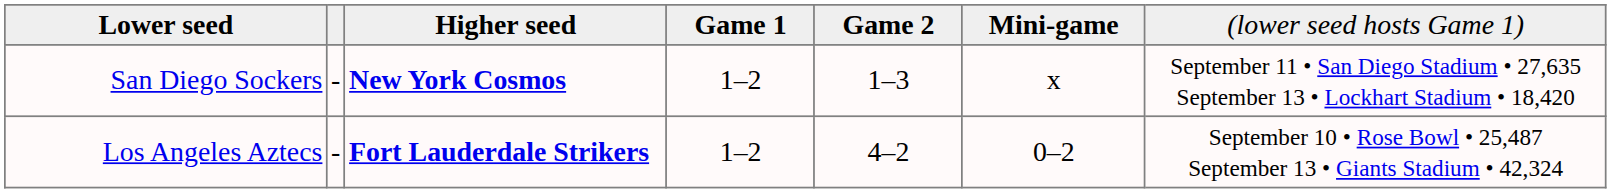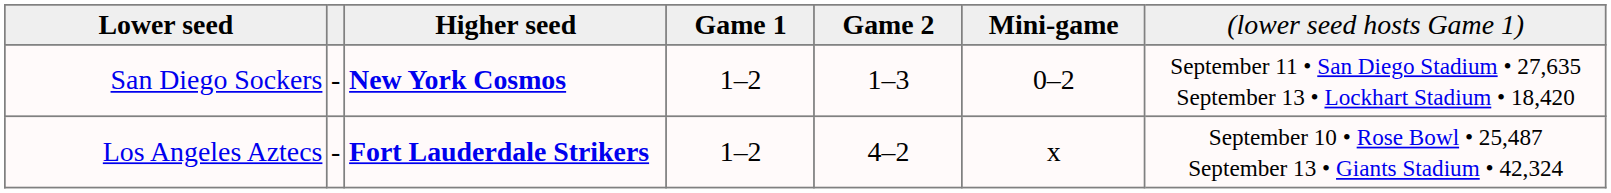(1054, 80) x -> (1054, 80) 0–2
(1054, 151) 0–2 -> (1054, 151) x
